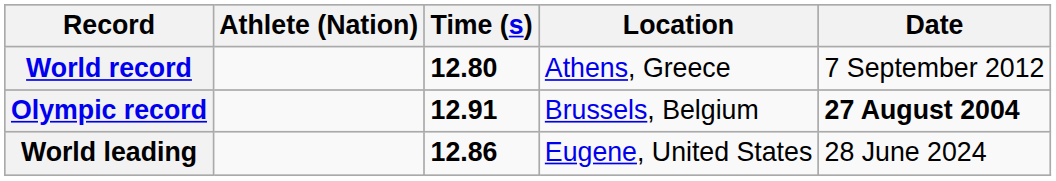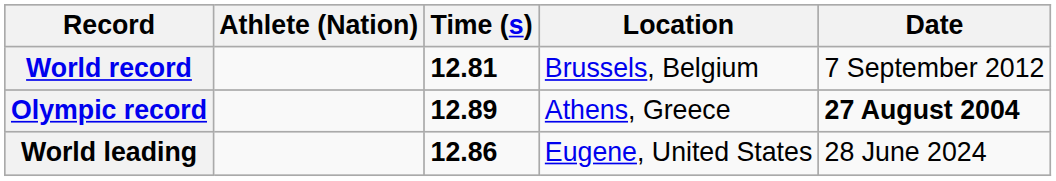(464, 68) 12.80 -> (464, 68) 12.81
(638, 68) Athens, Greece -> (652, 68) Brussels, Belgium
(464, 110) 12.91 -> (464, 110) 12.89
(652, 110) Brussels, Belgium -> (638, 110) Athens, Greece
